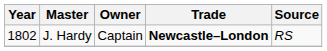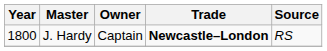(22, 35) 1802 -> (22, 35) 1800
